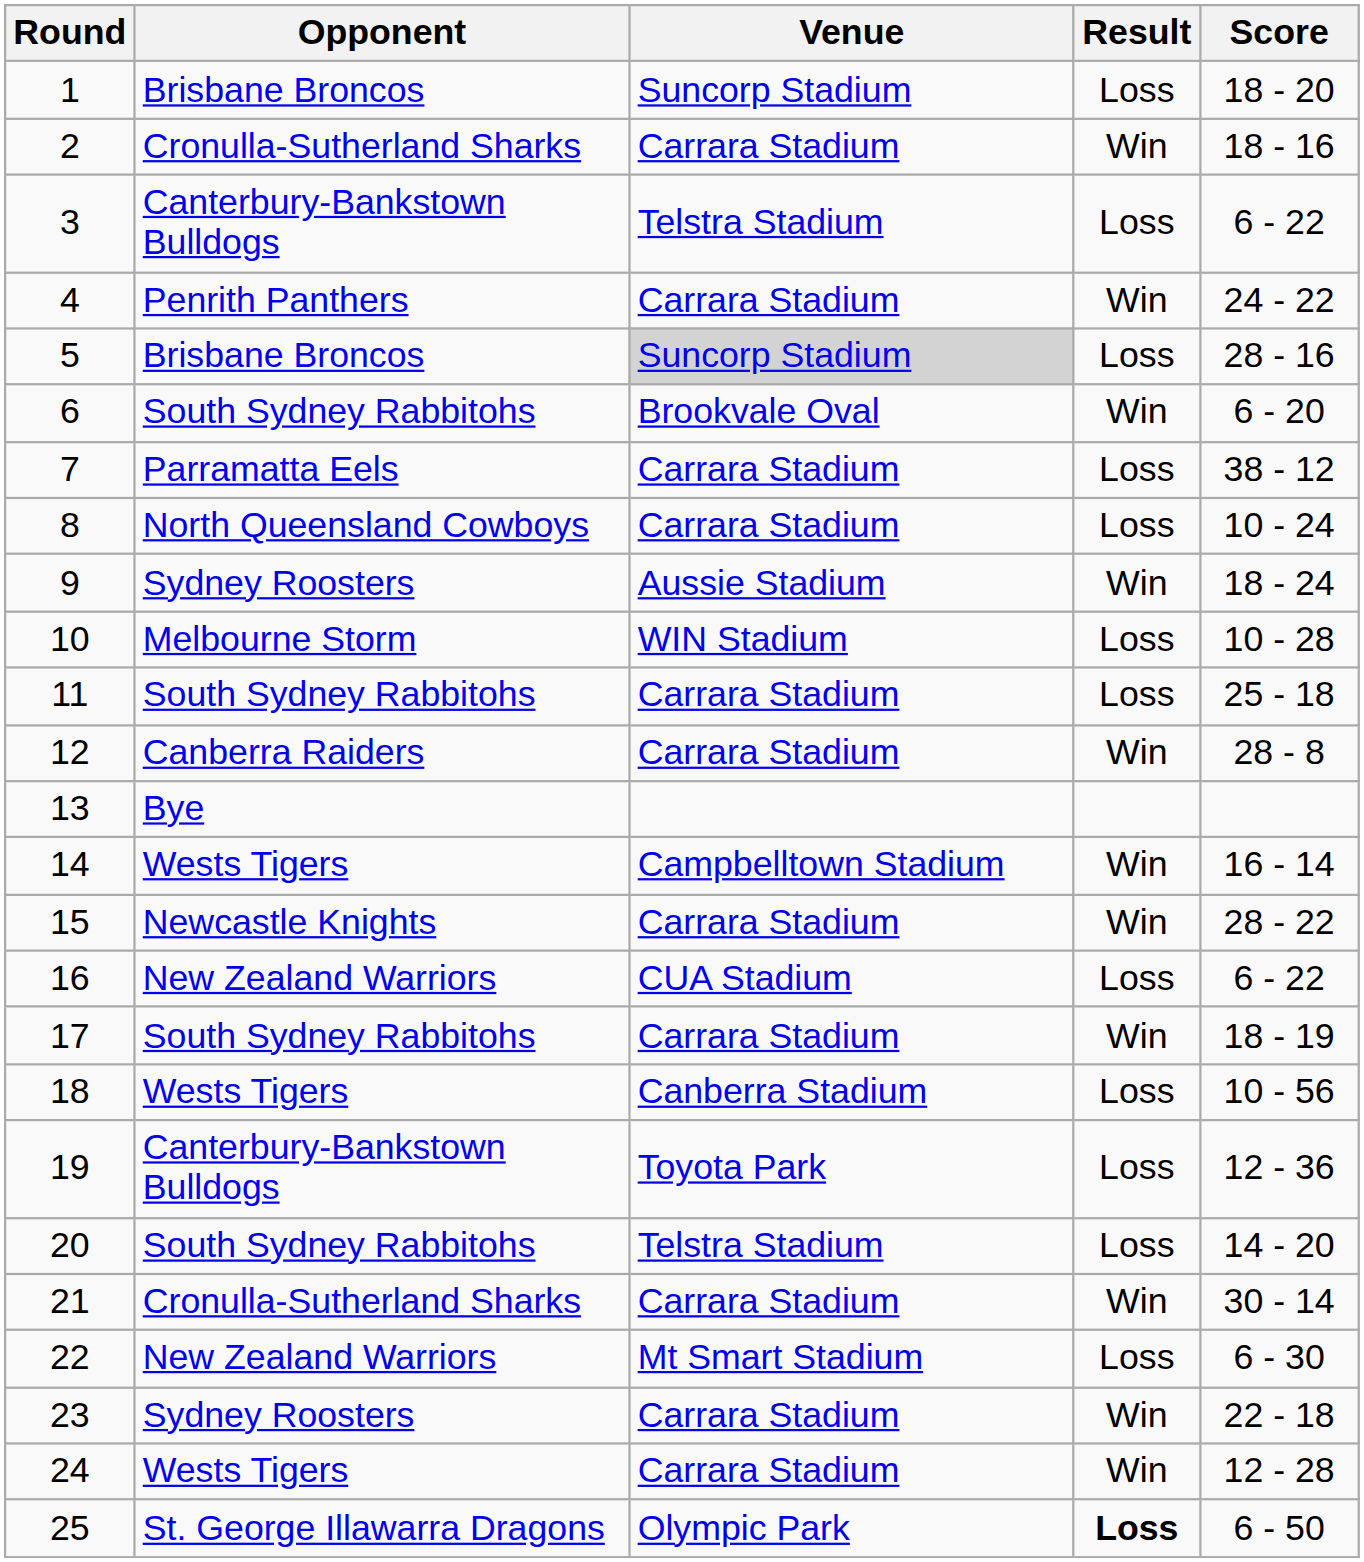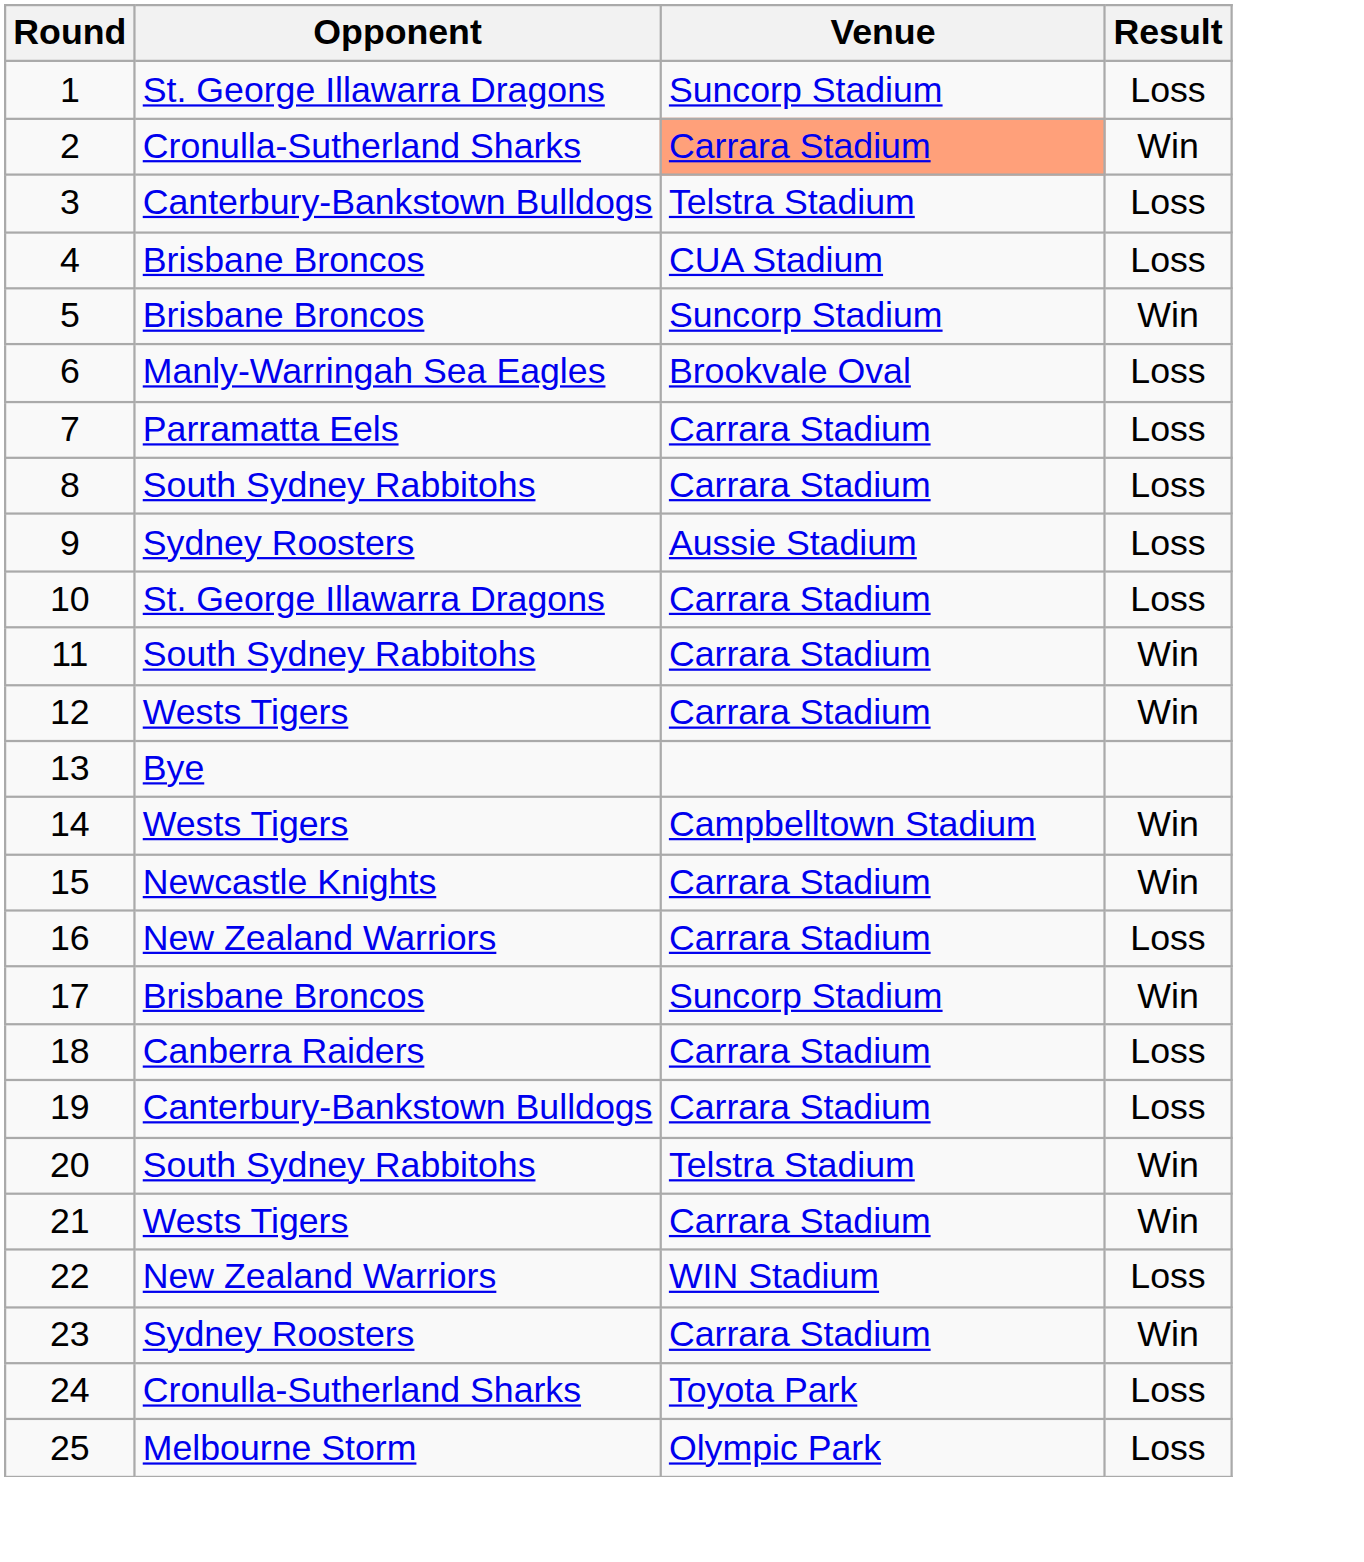- column: (1279, 32)
(284, 89) Brisbane Broncos -> (374, 89) St. George Illawarra Dragons
(769, 145) no background -> (800, 145) lightsalmon background
(276, 299) Penrith Panthers -> (284, 259) Brisbane Broncos
(769, 299) Carrara Stadium -> (776, 259) CUA Stadium
(1137, 299) Win -> (1168, 259) Loss
(775, 355) lightgrey background -> (806, 315) no background
(1137, 355) Loss -> (1168, 315) Win
(339, 412) South Sydney Rabbitohs -> (374, 372) Manly-Warringah Sea Eagles
(1137, 412) Win -> (1168, 372) Loss
(366, 525) North Queensland Cowboys -> (339, 485) South Sydney Rabbitohs
(1137, 582) Win -> (1168, 542) Loss
(280, 638) Melbourne Storm -> (374, 598) St. George Illawarra Dragons
(743, 638) WIN Stadium -> (800, 598) Carrara Stadium
(1137, 695) Loss -> (1168, 655) Win
(284, 751) Canberra Raiders -> (246, 711) Wests Tigers
(745, 978) CUA Stadium -> (800, 938) Carrara Stadium
(339, 1034) South Sydney Rabbitohs -> (284, 994) Brisbane Broncos
(769, 1034) Carrara Stadium -> (806, 994) Suncorp Stadium
(246, 1091) Wests Tigers -> (284, 1051) Canberra Raiders
(782, 1091) Canberra Stadium -> (800, 1051) Carrara Stadium
(732, 1168) Toyota Park -> (800, 1107) Carrara Stadium
(1137, 1244) Loss -> (1168, 1164) Win
(362, 1301) Cronulla-Sutherland Sharks -> (246, 1221) Wests Tigers
(780, 1357) Mt Smart Stadium -> (774, 1277) WIN Stadium
(246, 1471) Wests Tigers -> (362, 1390) Cronulla-Sutherland Sharks
(769, 1471) Carrara Stadium -> (763, 1390) Toyota Park
(1137, 1471) Win -> (1168, 1390) Loss
(374, 1527) St. George Illawarra Dragons -> (280, 1447) Melbourne Storm
(1137, 1527) bold -> (1168, 1447) normal
